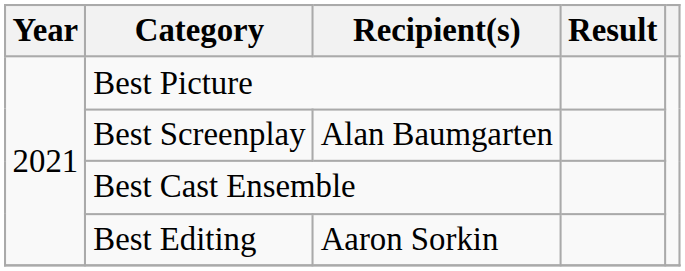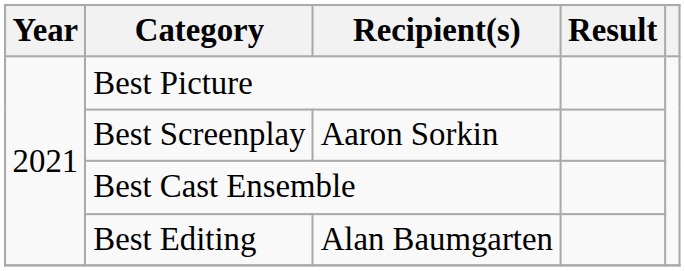(437, 134) Alan Baumgarten -> (409, 134) Aaron Sorkin
(409, 238) Aaron Sorkin -> (437, 238) Alan Baumgarten
